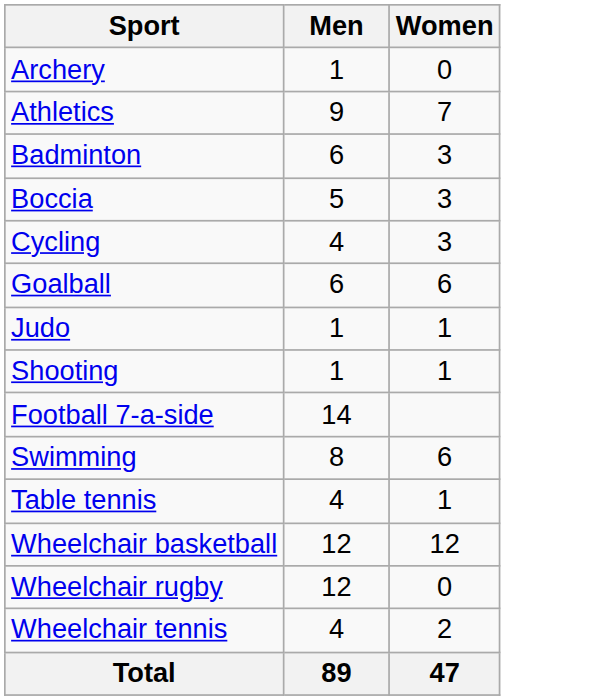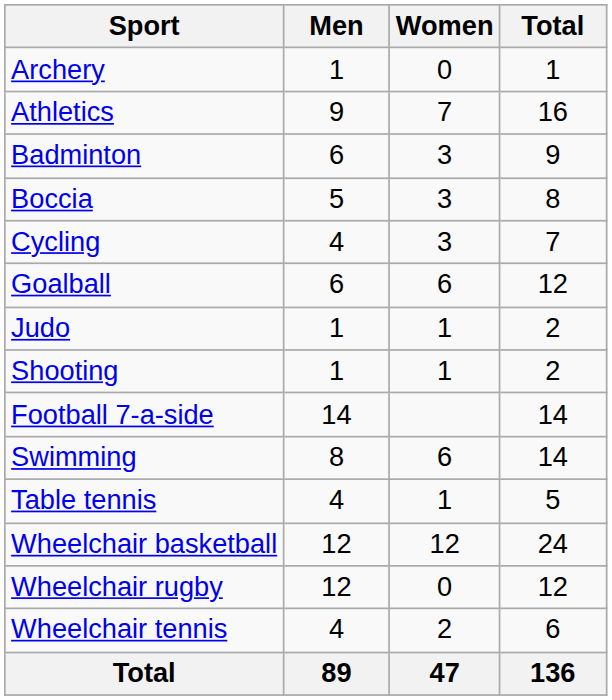+ column: (553, 26)
